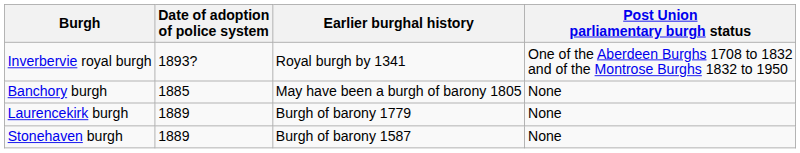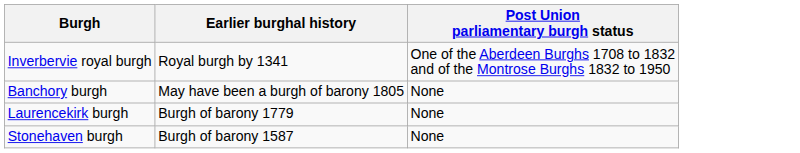- column: (214, 23)
